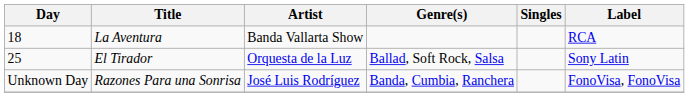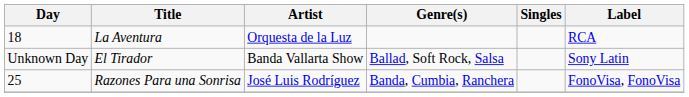(305, 37) Banda Vallarta Show -> (299, 37) Orquesta de la Luz
(14, 59) 25 -> (48, 59) Unknown Day
(299, 59) Orquesta de la Luz -> (305, 59) Banda Vallarta Show
(48, 80) Unknown Day -> (14, 80) 25
